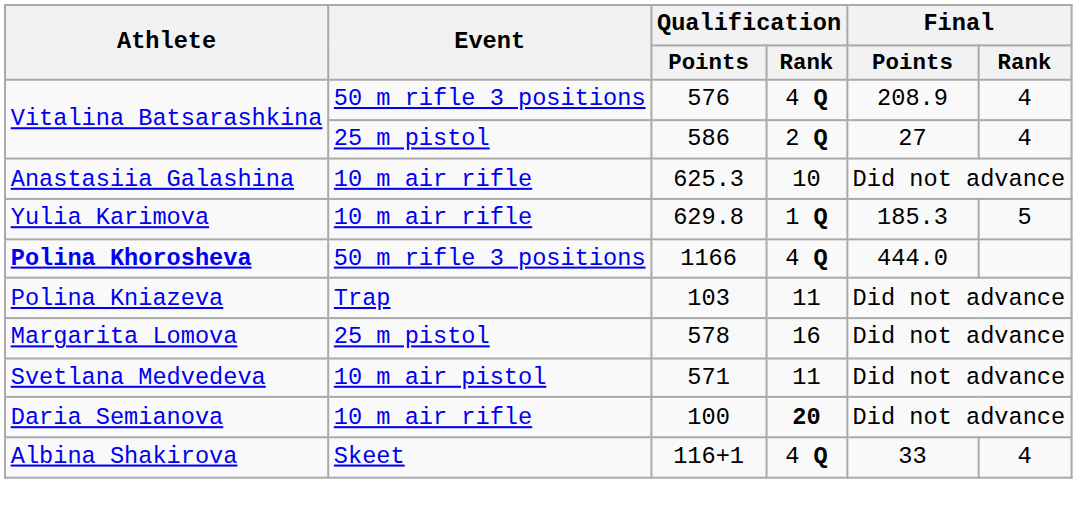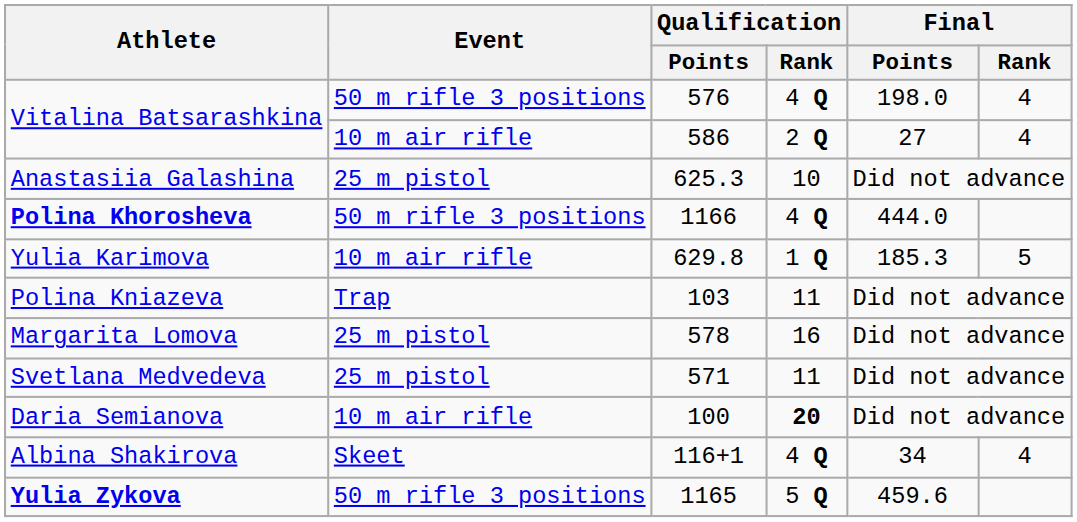(913, 99) 208.9 -> (913, 99) 198.0
(412, 139) 25 m pistol -> (433, 139) 10 m air rifle
(433, 179) 10 m air rifle -> (412, 179) 25 m pistol
rows swapped: (110, 219) <-> (131, 258)
(440, 377) 10 m air pistol -> (412, 377) 25 m pistol
(913, 457) 33 -> (913, 457) 34
+ row: (96, 497)
